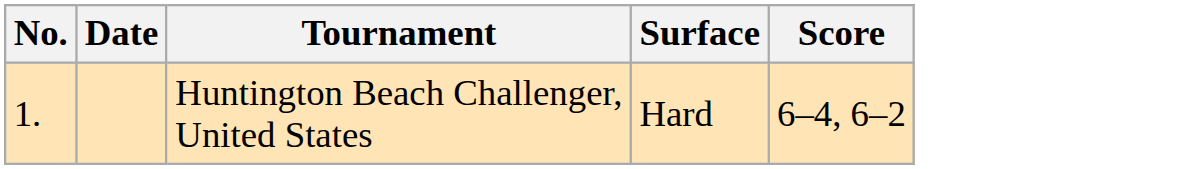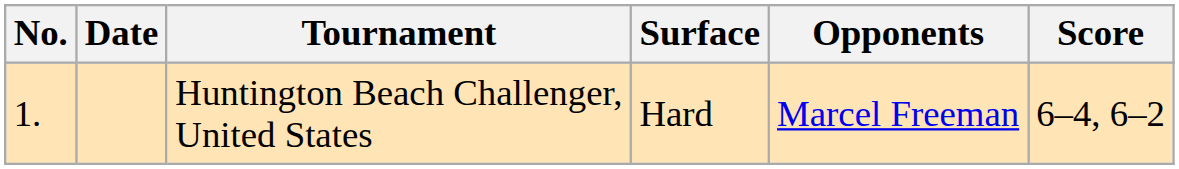+ column: (898, 33)
